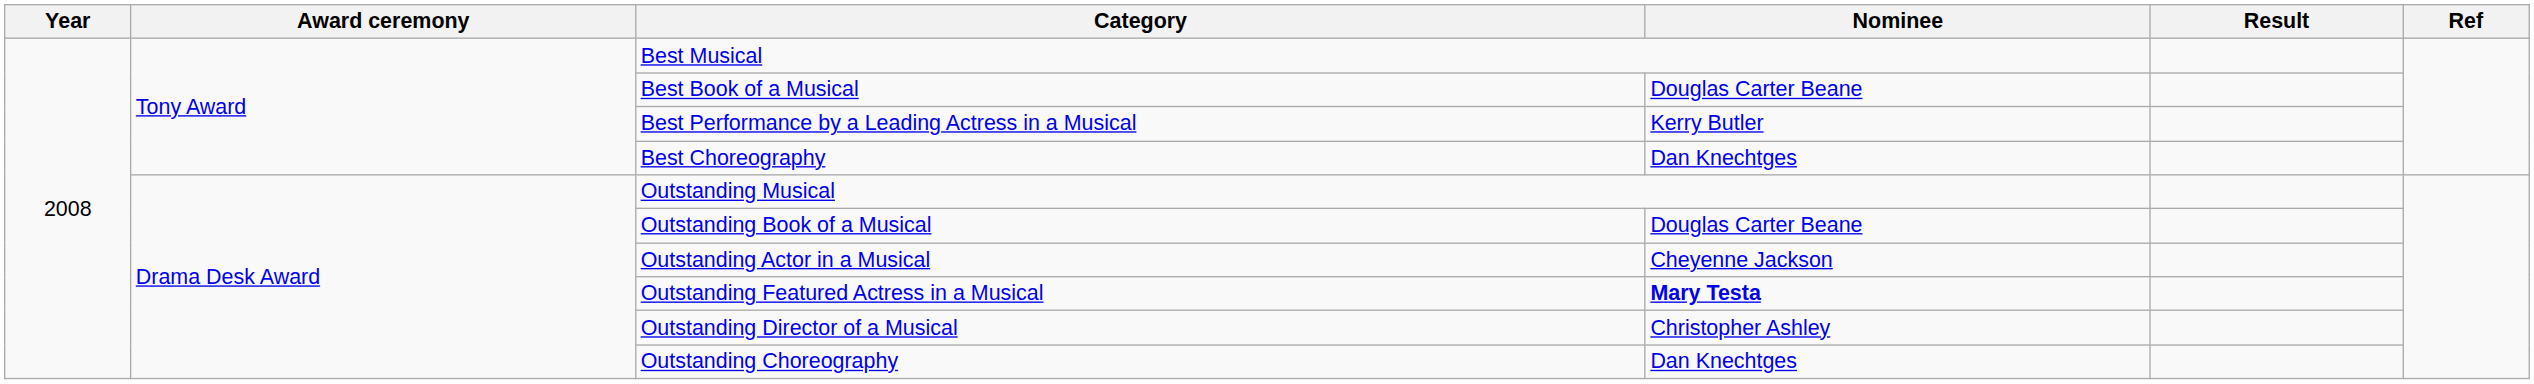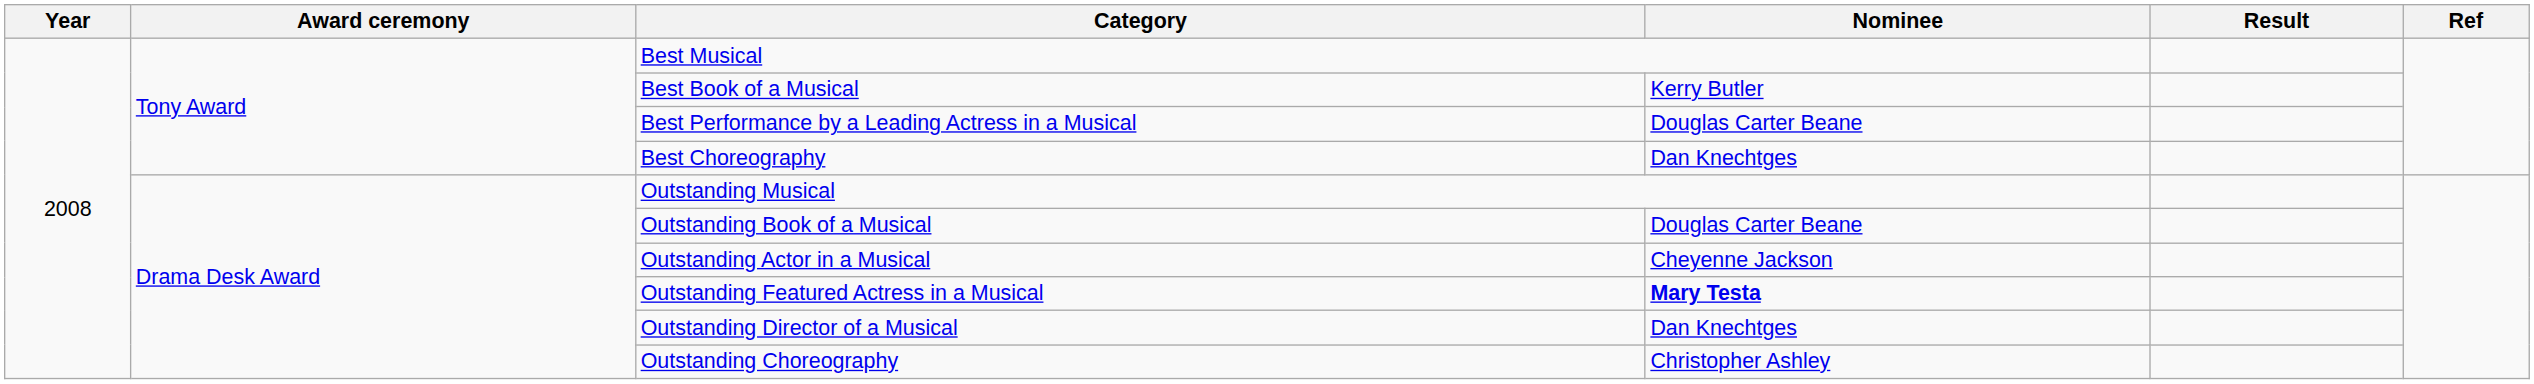(1756, 89) Douglas Carter Beane -> (1707, 89) Kerry Butler
(1707, 123) Kerry Butler -> (1756, 123) Douglas Carter Beane
(1740, 327) Christopher Ashley -> (1724, 327) Dan Knechtges
(1724, 361) Dan Knechtges -> (1740, 361) Christopher Ashley
